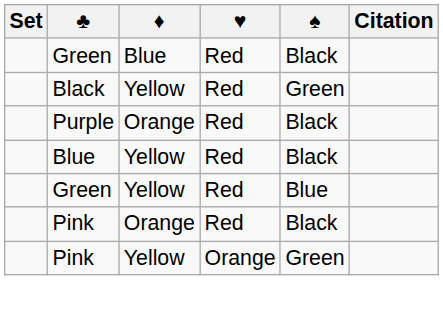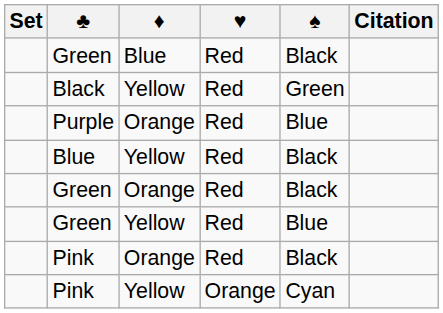(311, 122) Black -> (307, 122) Blue
+ row: (82, 190)
(315, 257) Green -> (310, 291) Cyan
